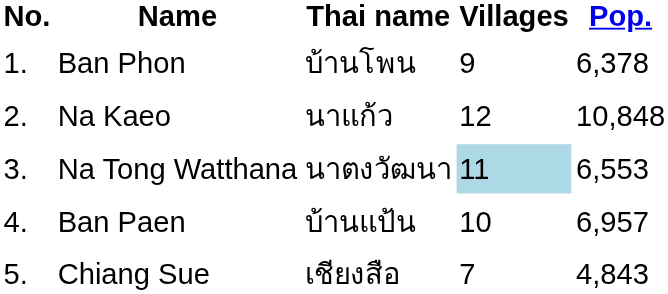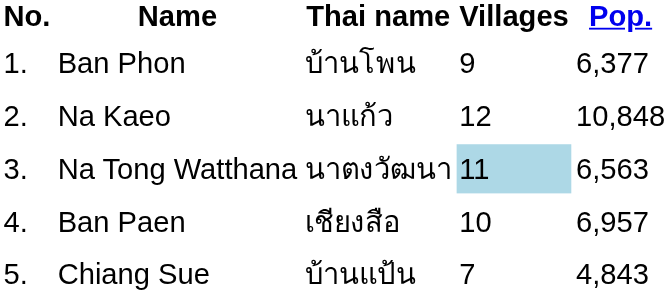(612, 62) 6,378 -> (612, 62) 6,377
(612, 168) 6,553 -> (612, 168) 6,563
(360, 222) บ้านแป้น -> (353, 222) เชียงสือ
(353, 274) เชียงสือ -> (360, 274) บ้านแป้น
